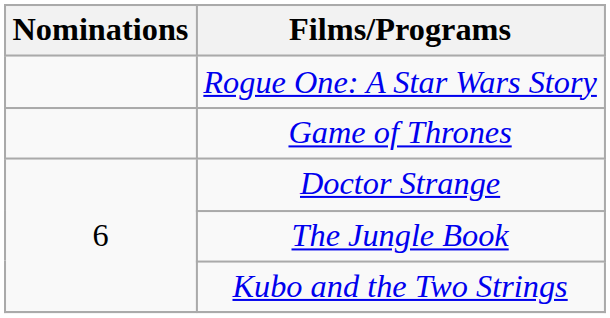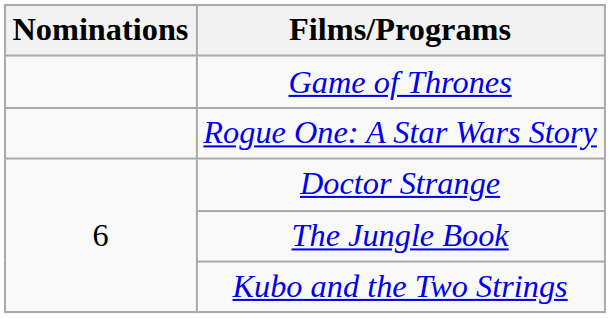rows swapped: (400, 132) <-> (400, 81)
